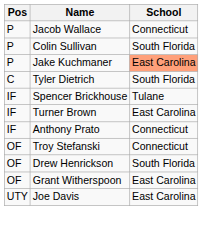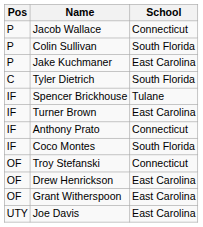(164, 63) lightsalmon background -> (164, 63) no background
+ row: (64, 146)
(164, 163) South Florida -> (164, 180) East Carolina
